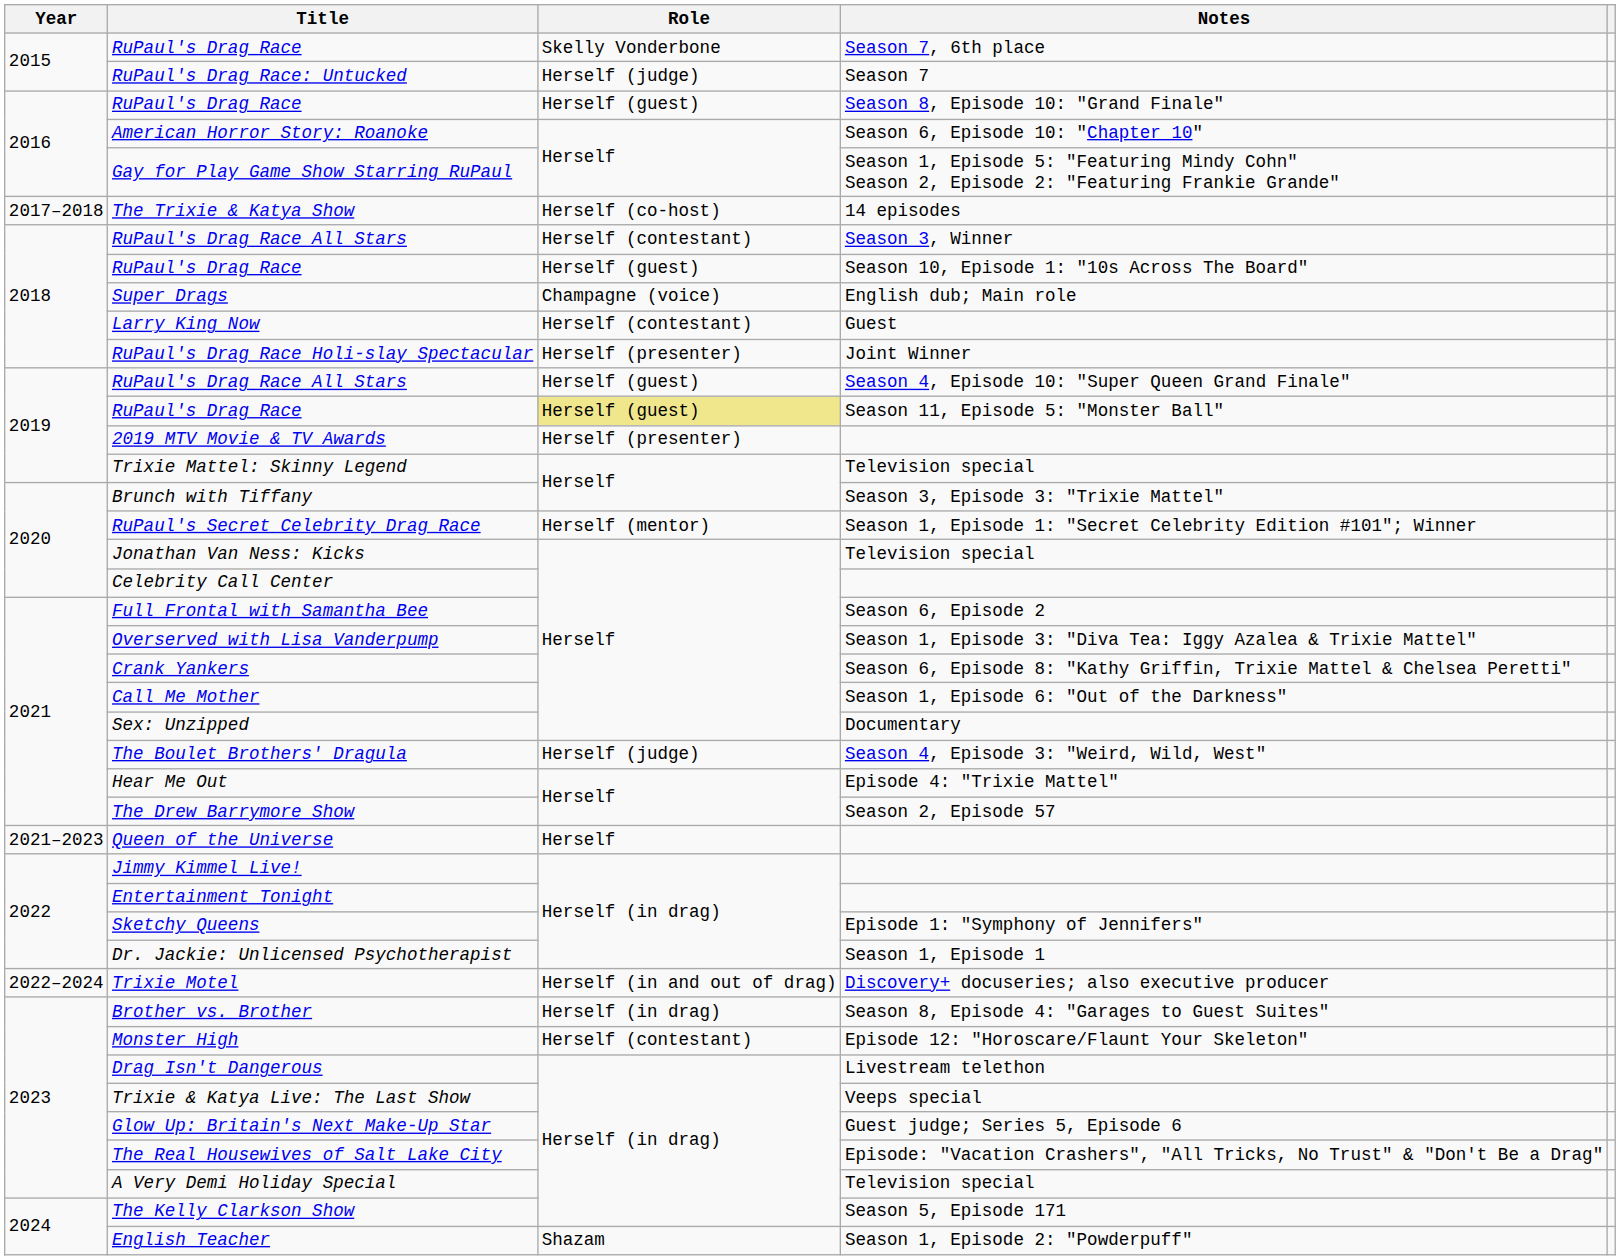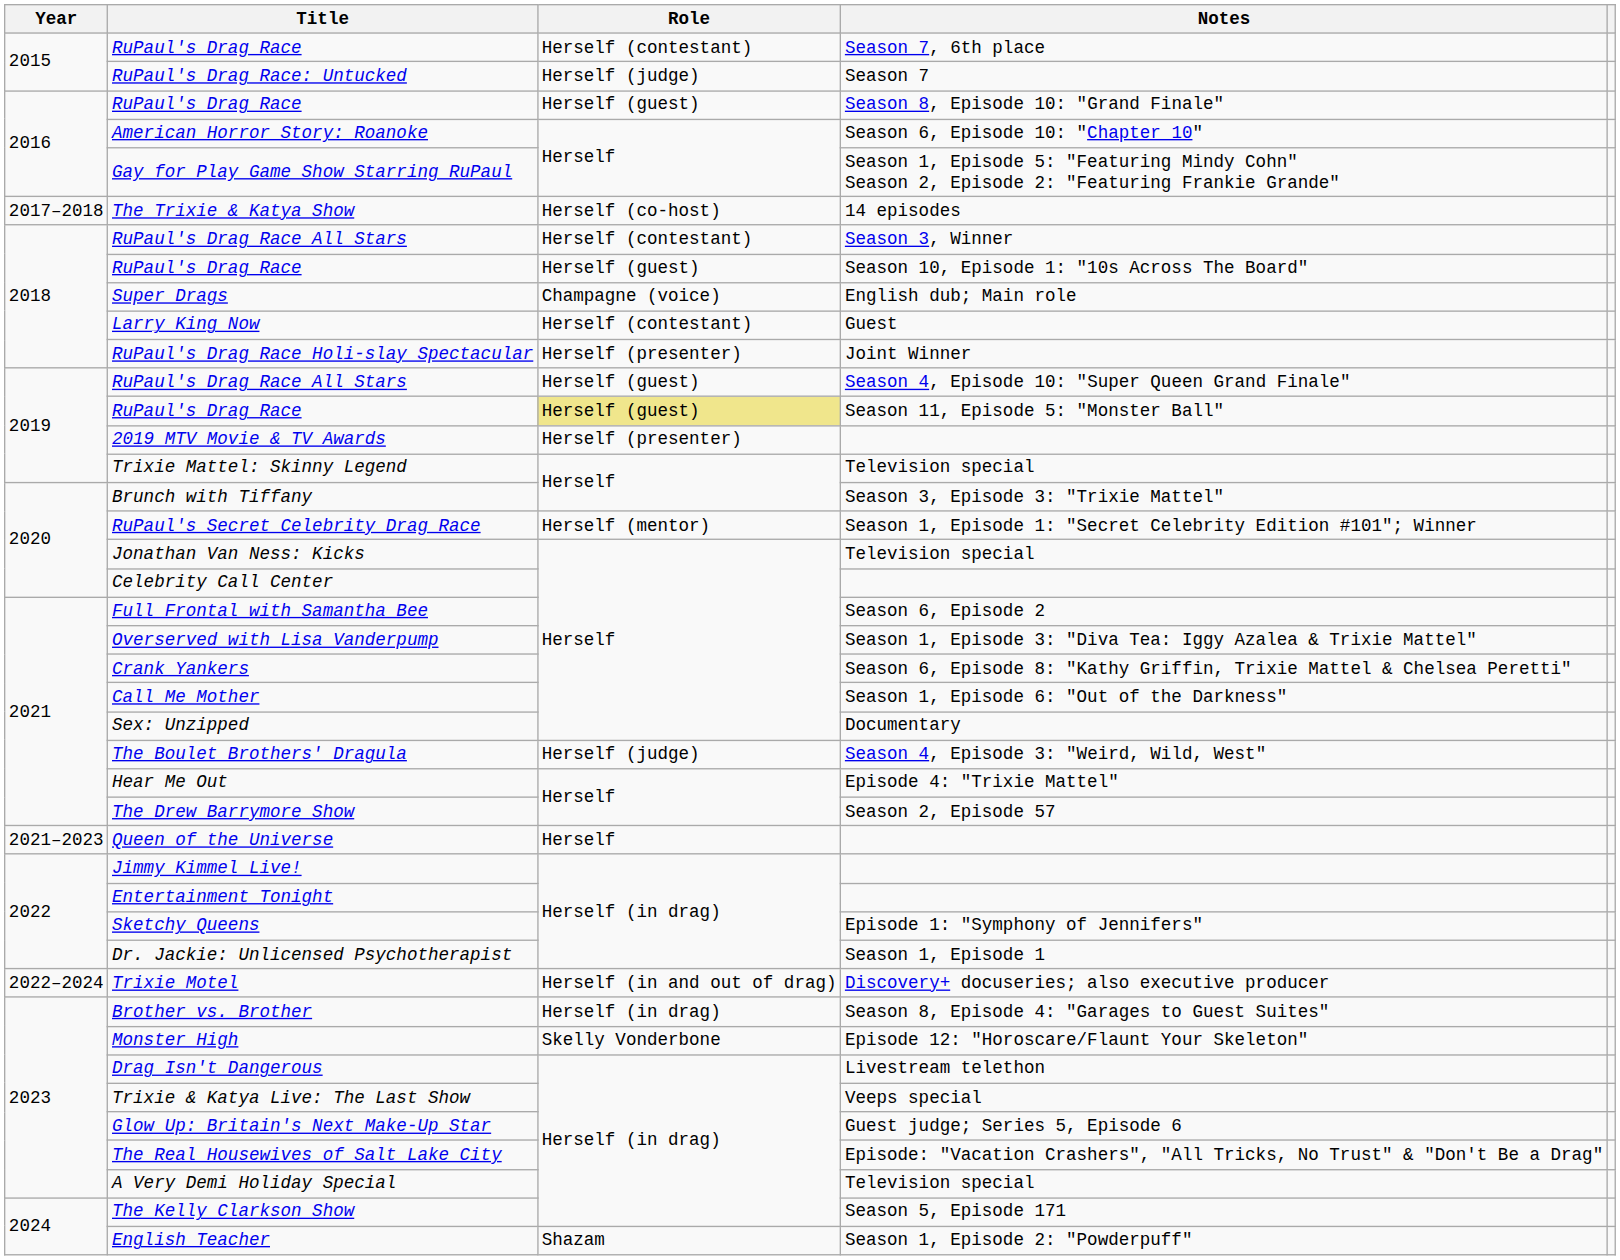(631, 48) Skelly Vonderbone -> (647, 48) Herself (contestant)
(647, 1040) Herself (contestant) -> (631, 1040) Skelly Vonderbone
